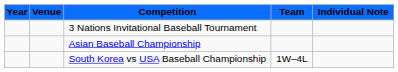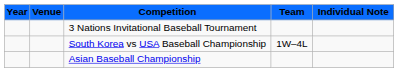rows swapped: (167, 59) <-> (133, 43)
